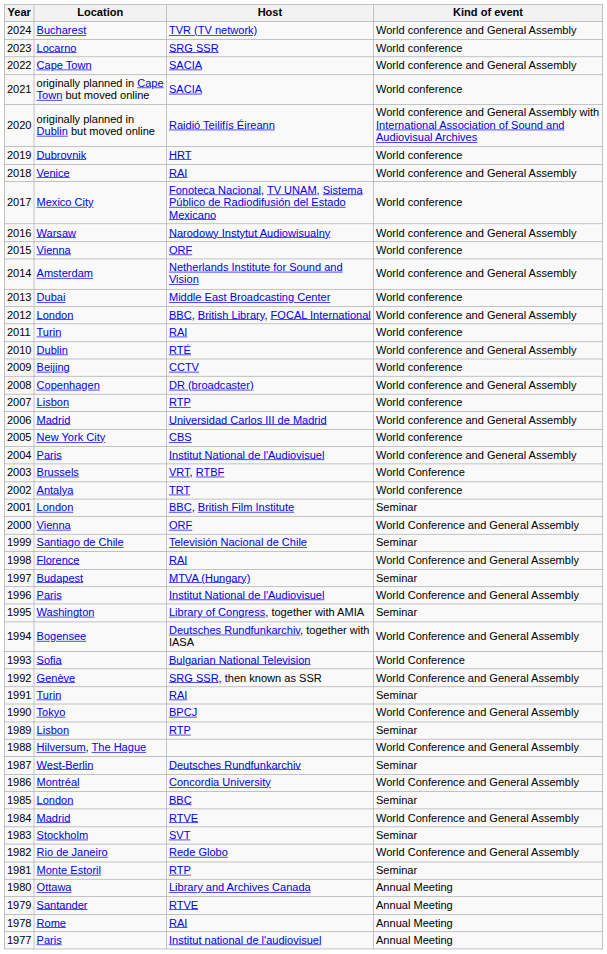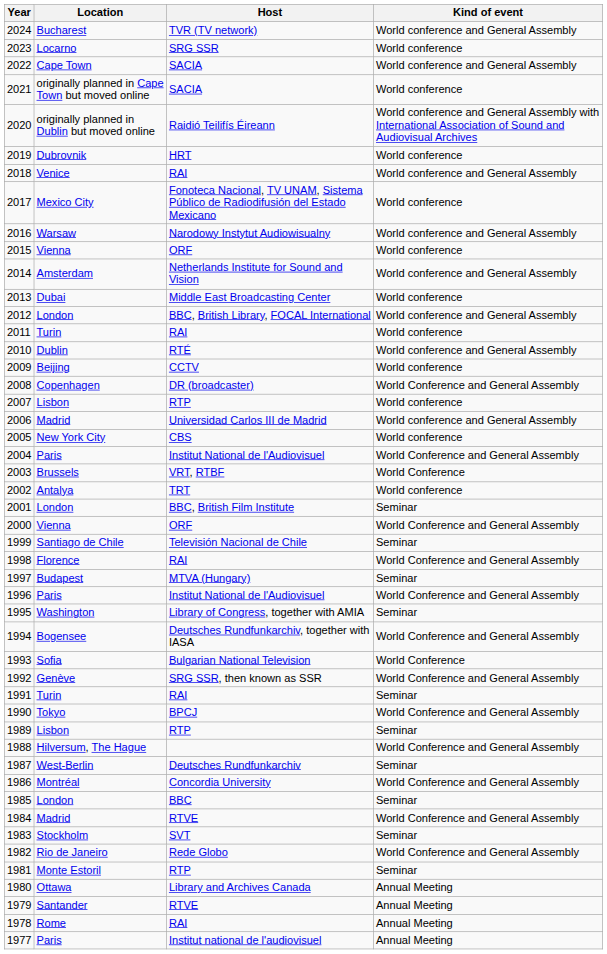(476, 385) World conference and General Assembly -> (477, 385) World Conference and General Assembly
(476, 455) World conference and General Assembly -> (477, 455) World Conference and General Assembly
